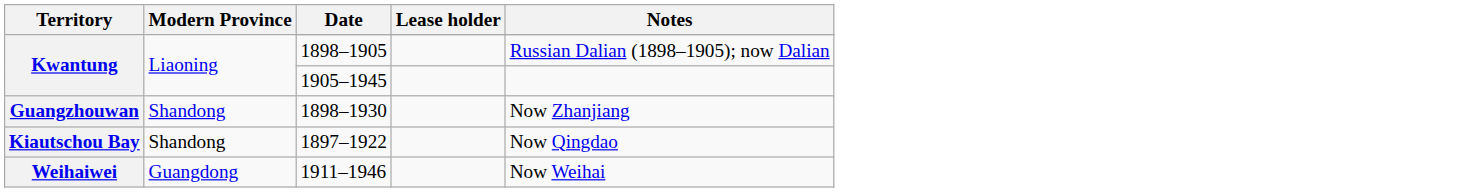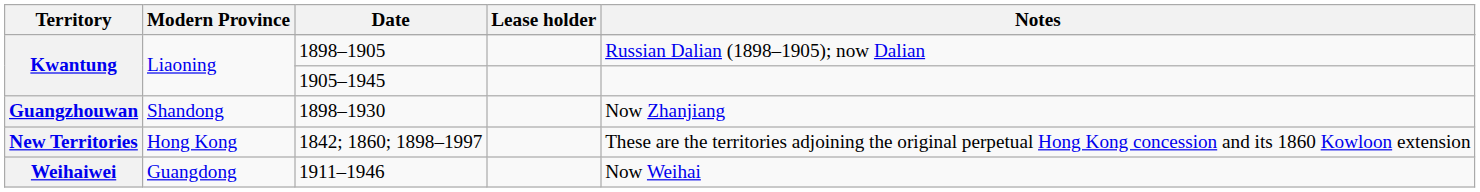- row: (344, 141)
+ row: (391, 141)
